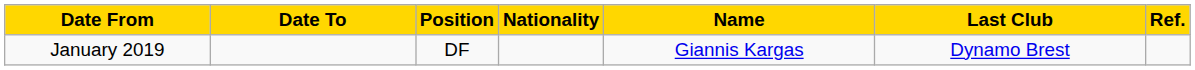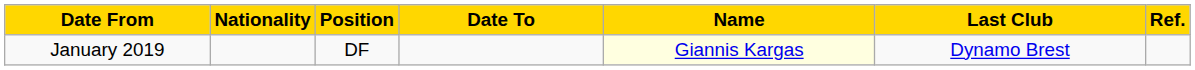columns swapped: (313, 20) <-> (551, 20)
(739, 50) no background -> (739, 50) lightyellow background
